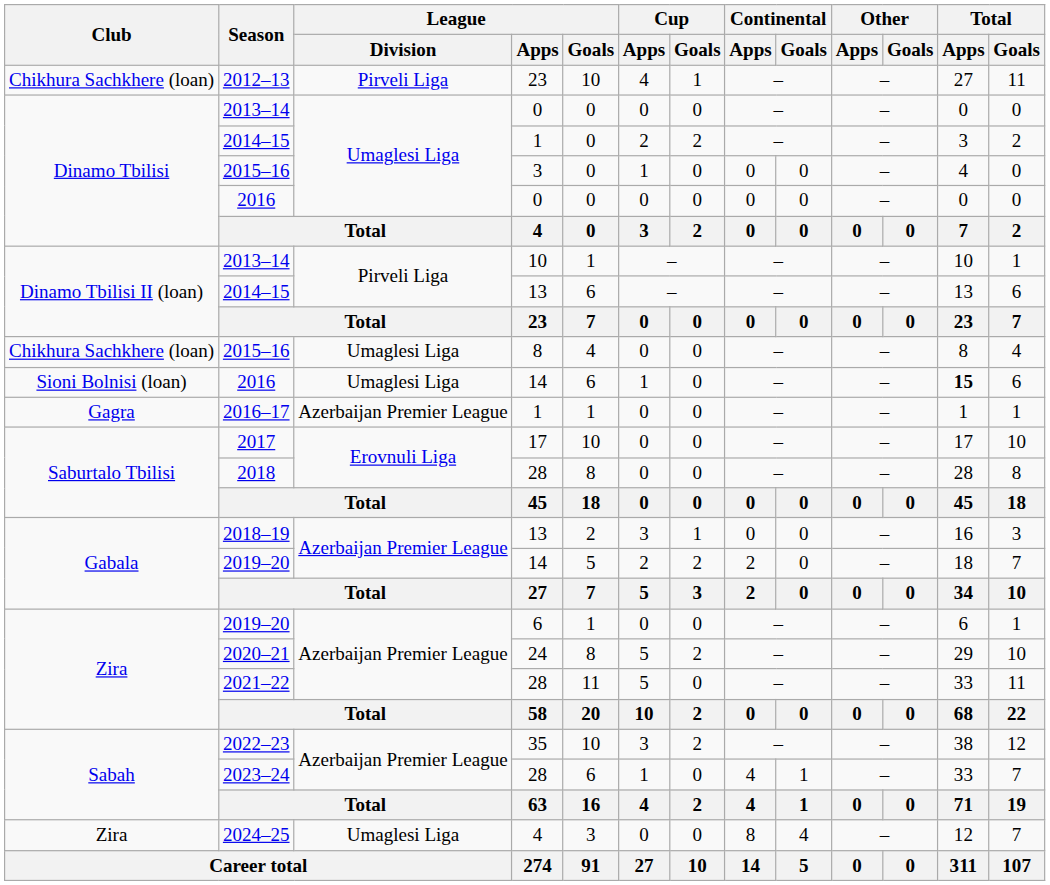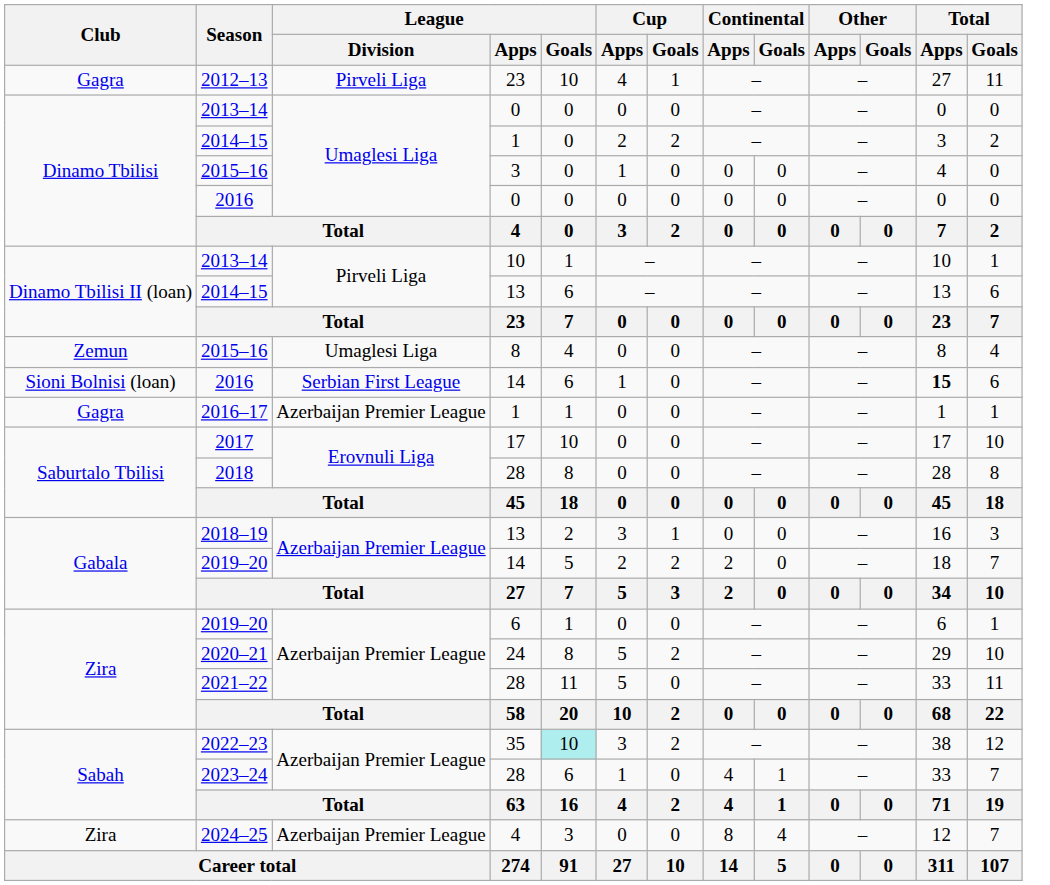(112, 79) Chikhura Sachkhere (loan) -> (101, 79) Gagra
(112, 351) Chikhura Sachkhere (loan) -> (101, 351) Zemun
(403, 381) Umaglesi Liga -> (381, 381) Serbian First League
(591, 744) no background -> (569, 744) paleturquoise background
(403, 834) Umaglesi Liga -> (381, 834) Azerbaijan Premier League
